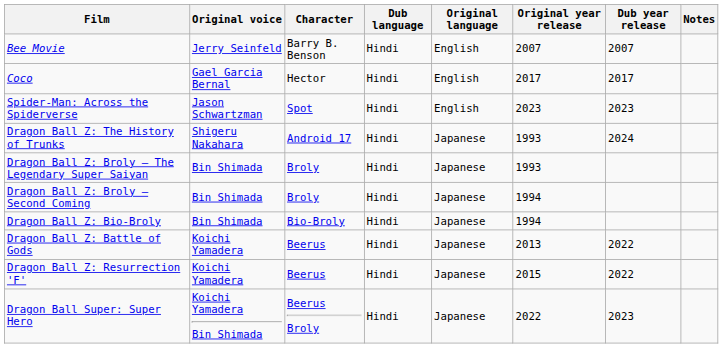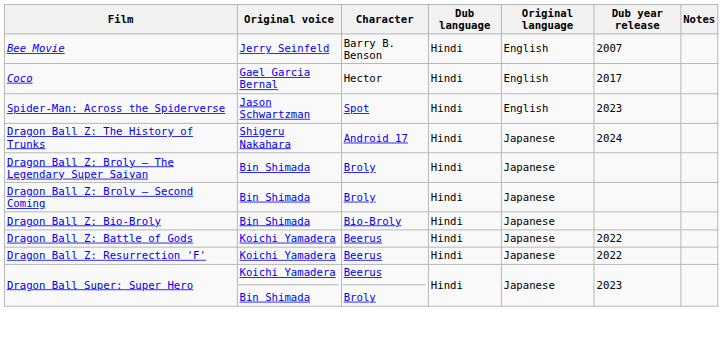- column: (559, 19)
